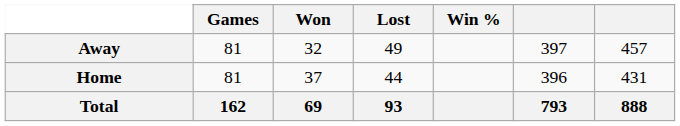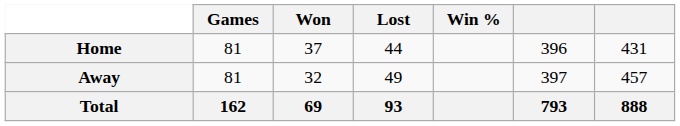rows swapped: (99, 77) <-> (99, 48)
